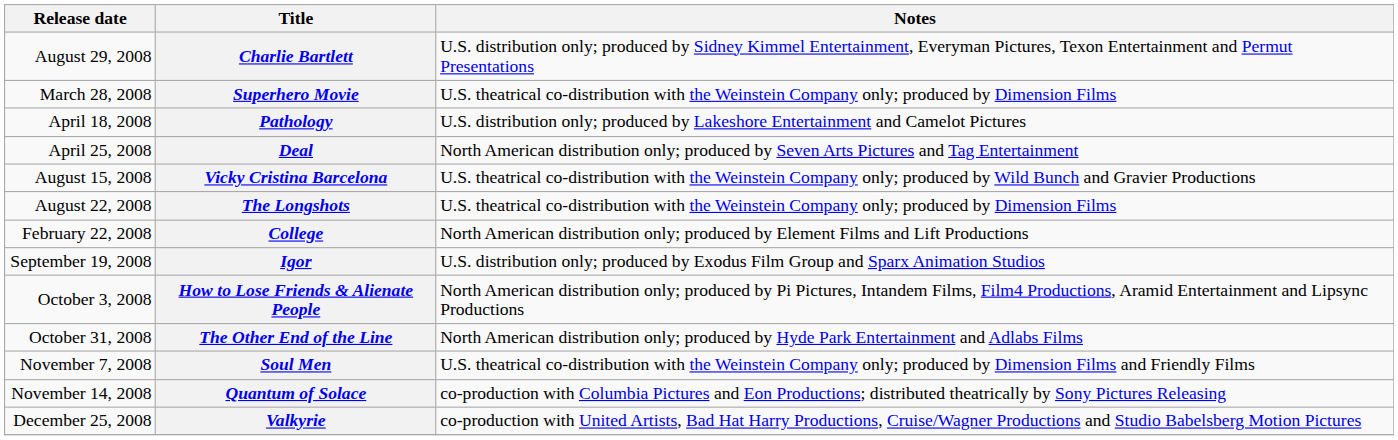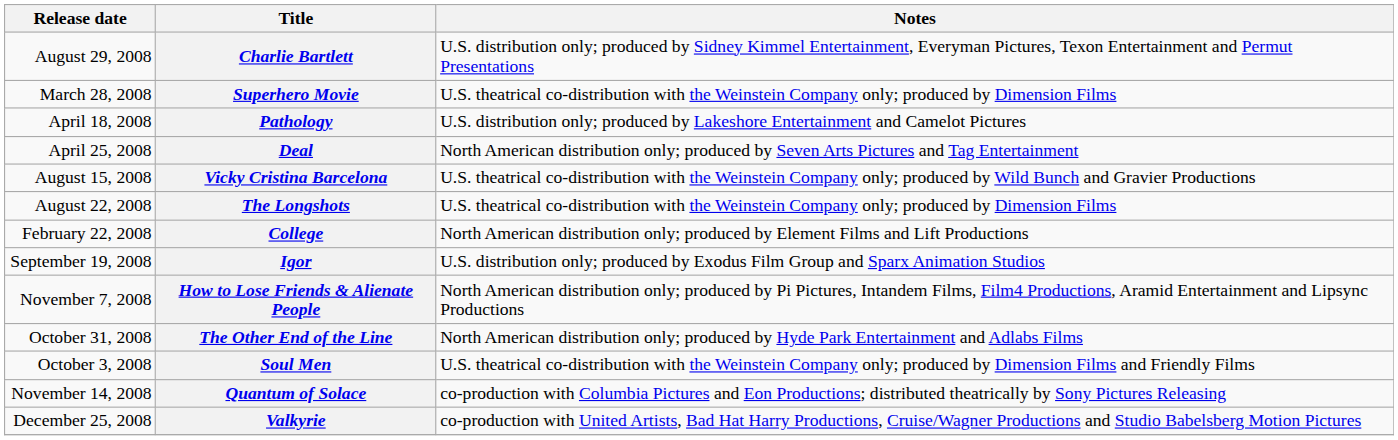(95, 299) October 3, 2008 -> (86, 299) November 7, 2008
(86, 365) November 7, 2008 -> (95, 365) October 3, 2008
